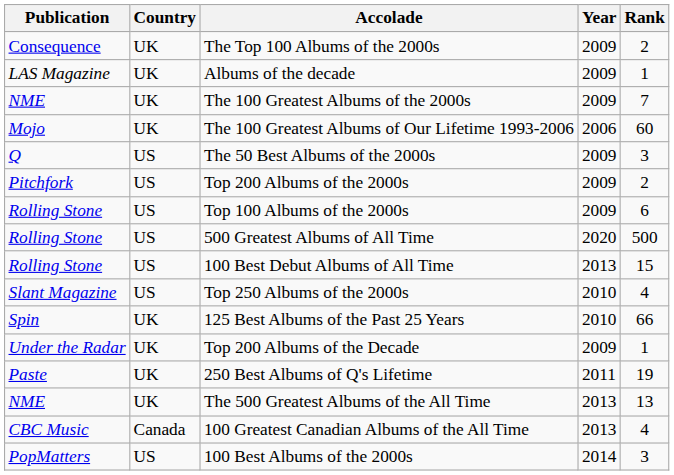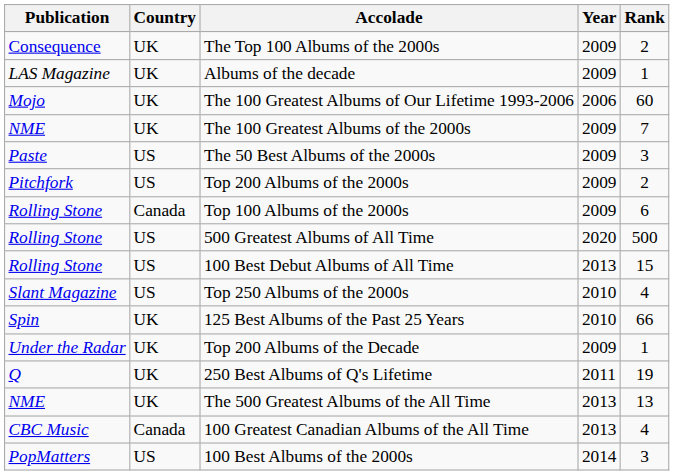rows swapped: (389, 127) <-> (337, 100)
(15, 155) Q -> (28, 155) Paste
(145, 210) US -> (160, 210) Canada
(28, 374) Paste -> (15, 374) Q
